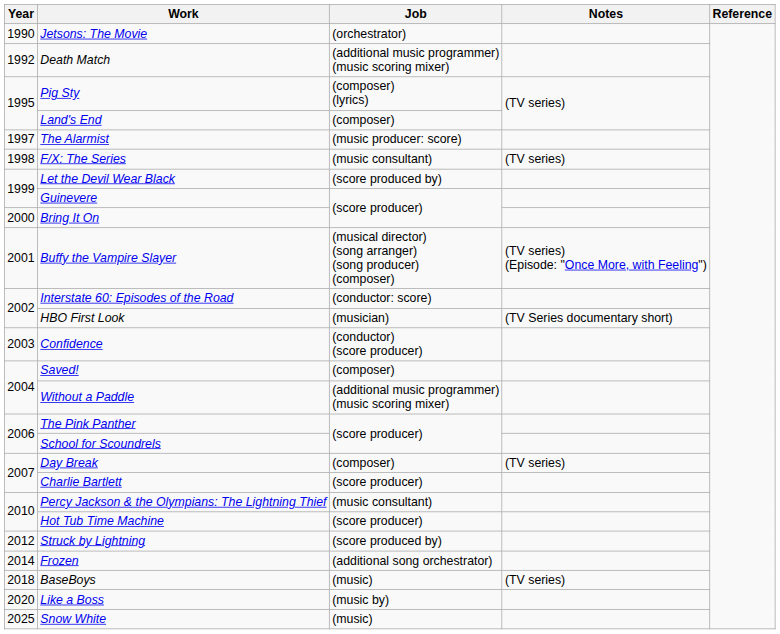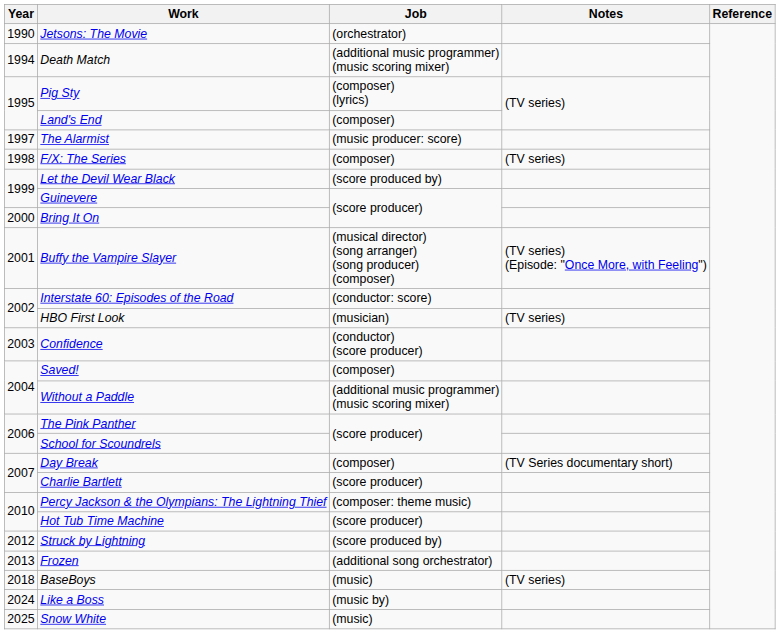(21, 60) 1992 -> (21, 60) 1994
(382, 159) (music consultant) -> (363, 159) (composer)
(589, 318) (TV Series documentary short) -> (535, 318) (TV series)
(535, 462) (TV series) -> (589, 462) (TV Series documentary short)
(382, 502) (music consultant) -> (402, 502) (composer: theme music)
(21, 560) 2014 -> (21, 560) 2013
(21, 599) 2020 -> (21, 599) 2024
